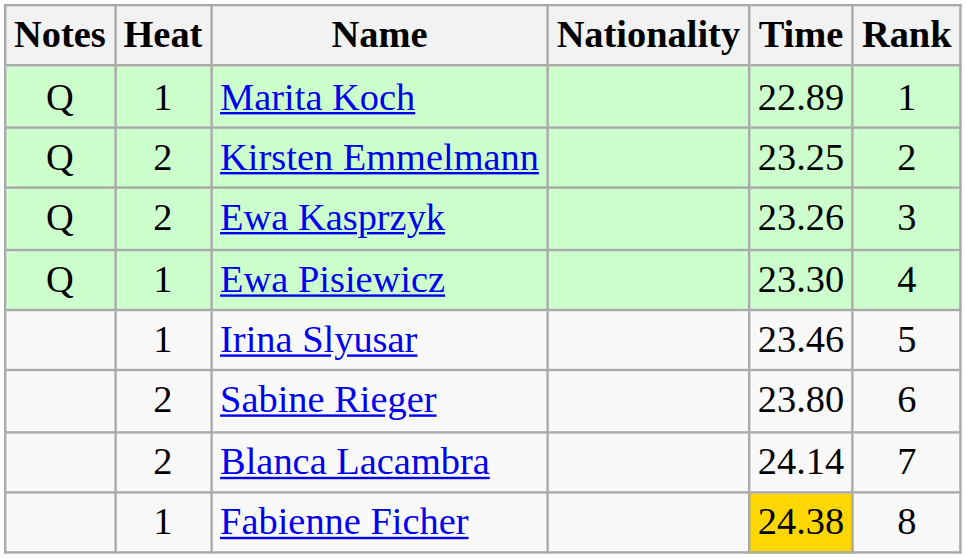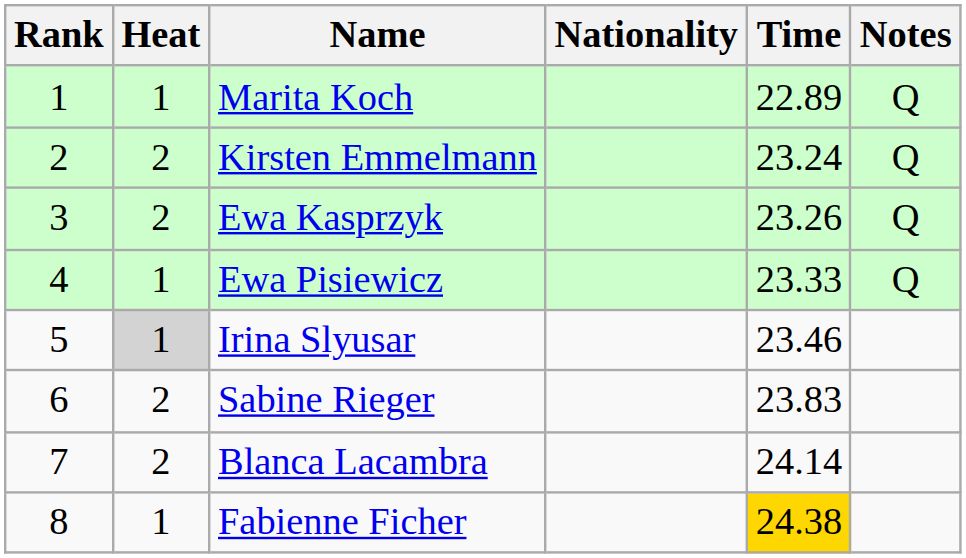columns swapped: (907, 34) <-> (60, 34)
(801, 156) 23.25 -> (799, 156) 23.24
(801, 278) 23.30 -> (799, 278) 23.33
(163, 339) no background -> (161, 339) lightgrey background
(801, 400) 23.80 -> (799, 400) 23.83
